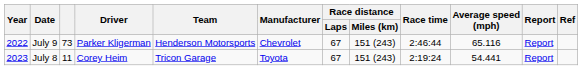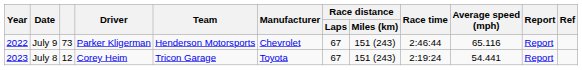(67, 58) 11 -> (67, 58) 12
